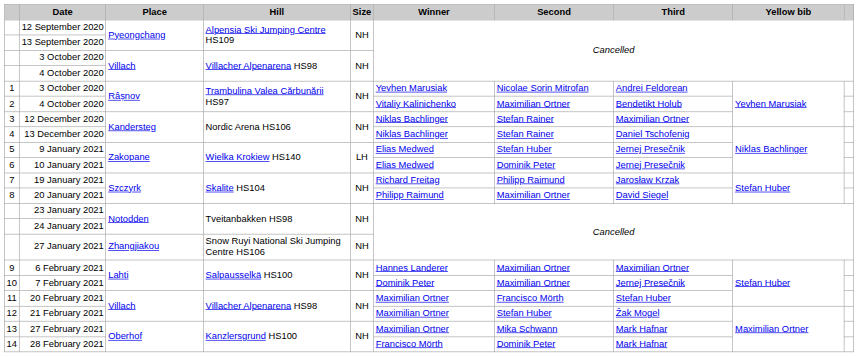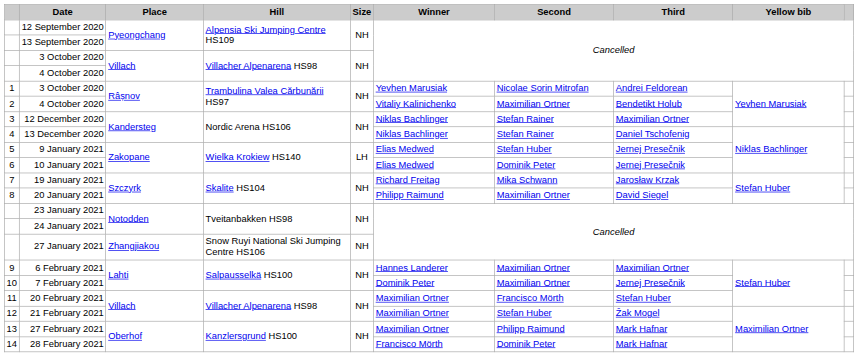(531, 180) Philipp Raimund -> (527, 180) Mika Schwann
(527, 328) Mika Schwann -> (531, 328) Philipp Raimund
